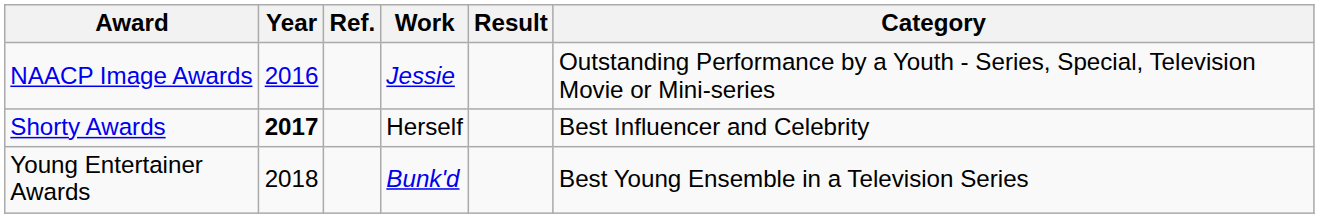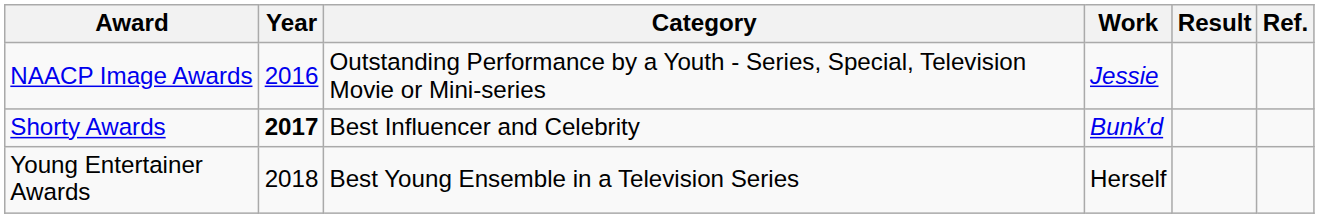columns swapped: (934, 23) <-> (352, 23)
(425, 127) Herself -> (1127, 127) Bunk'd
(423, 179) Bunk'd -> (1128, 179) Herself
